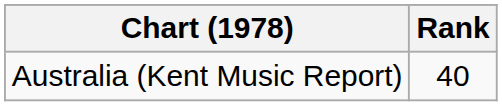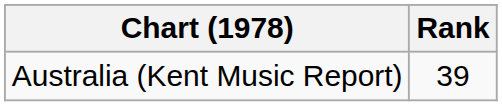(453, 75) 40 -> (453, 75) 39
